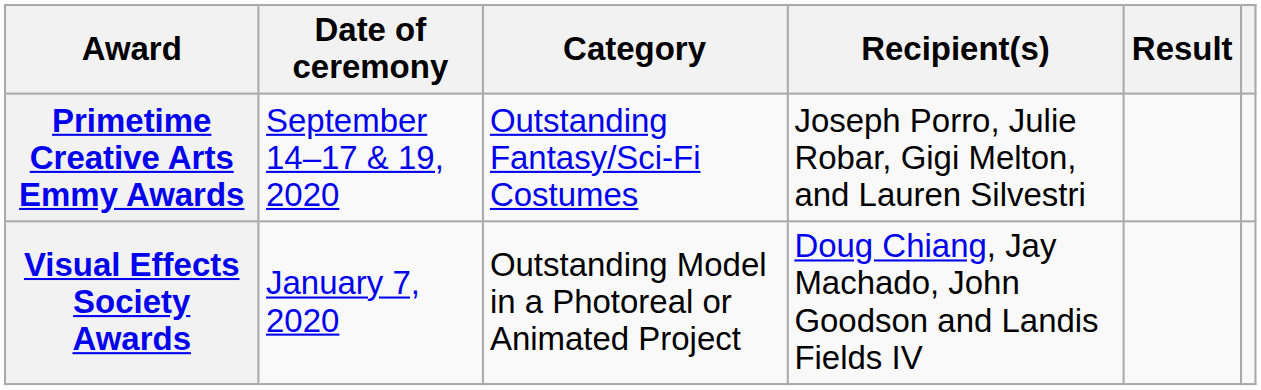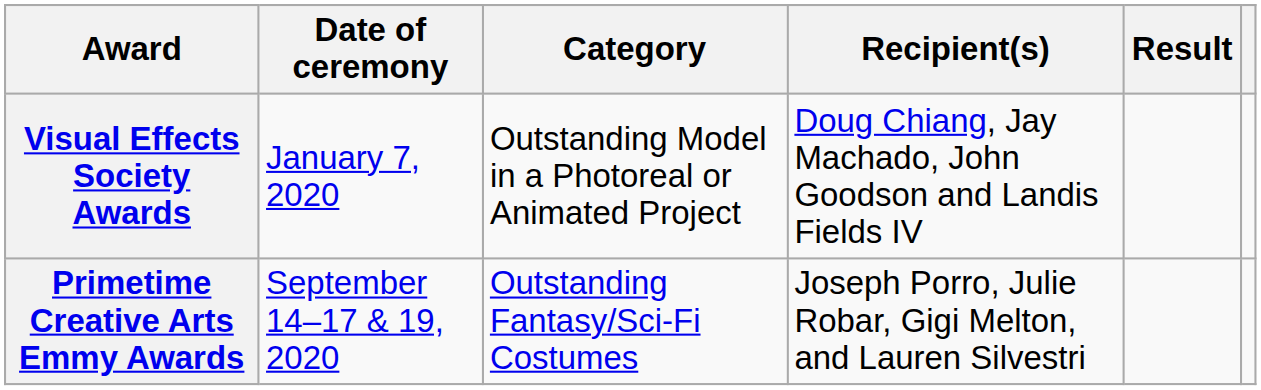rows swapped: (132, 302) <-> (132, 157)
